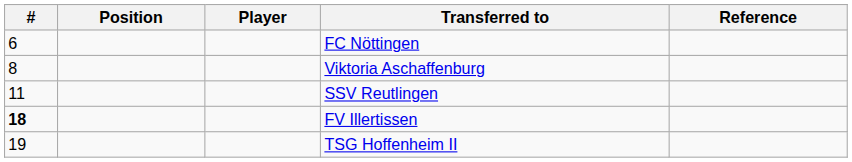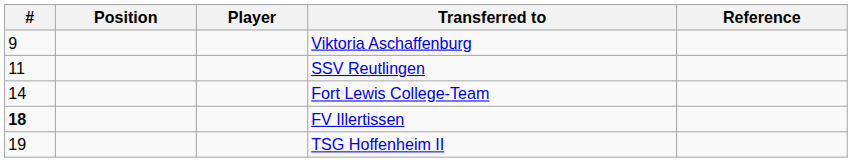- row: (372, 43)
(13, 68) 8 -> (13, 43) 9
+ row: (400, 94)
